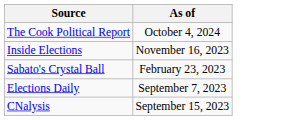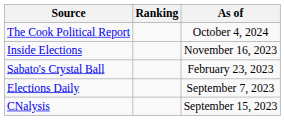+ column: (157, 13)
